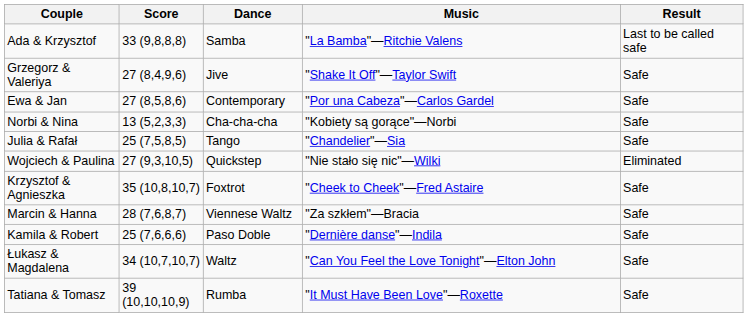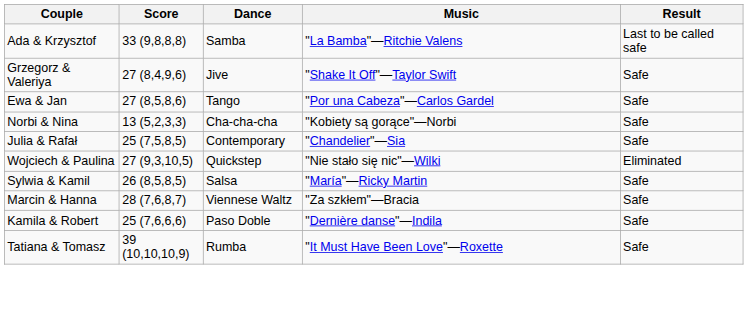(246, 101) Contemporary -> (223, 101) Tango
(223, 141) Tango -> (246, 141) Contemporary
- row: (39, 188)
+ row: (49, 181)
- row: (38, 261)
